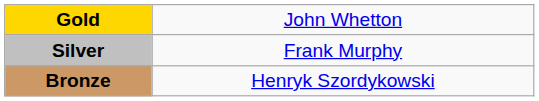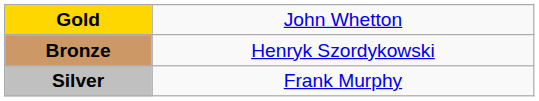rows swapped: (78, 50) <-> (78, 80)
